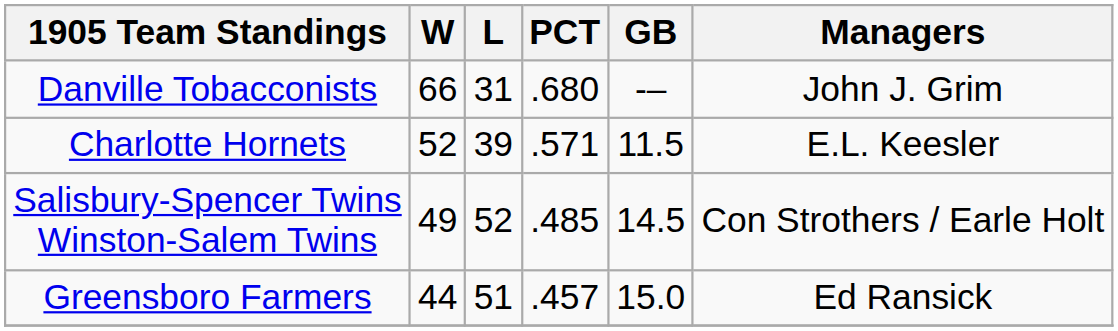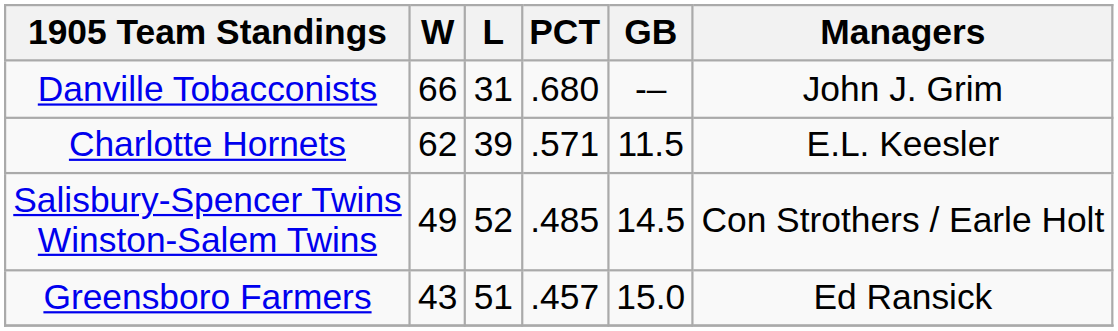(438, 144) 52 -> (438, 144) 62
(438, 296) 44 -> (438, 296) 43
